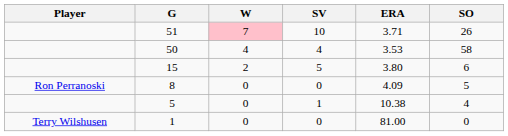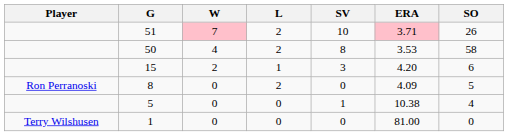+ column: (279, 13)
(393, 31) no background -> (407, 31) pink background
(319, 49) 4 -> (343, 49) 8
(319, 67) 5 -> (343, 67) 3
(393, 67) 3.80 -> (407, 67) 4.20
